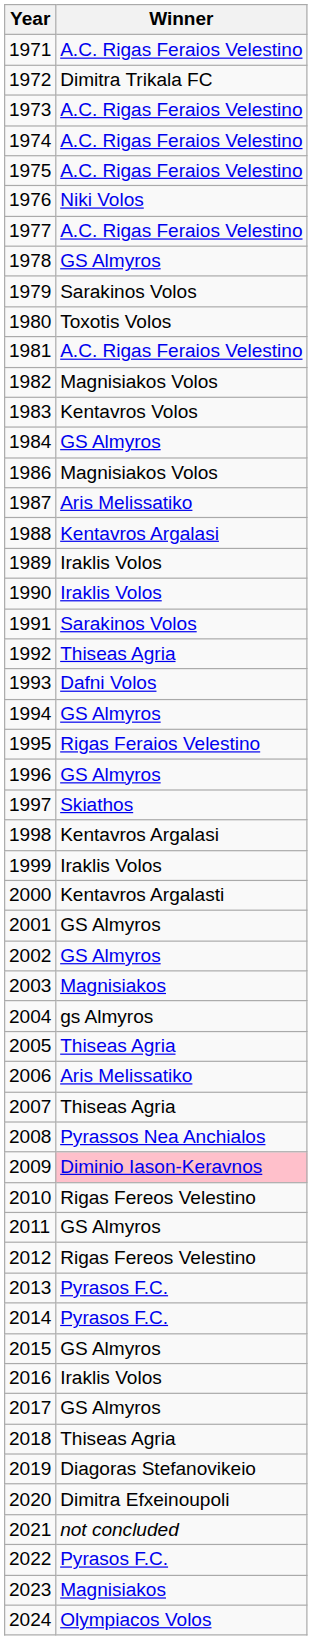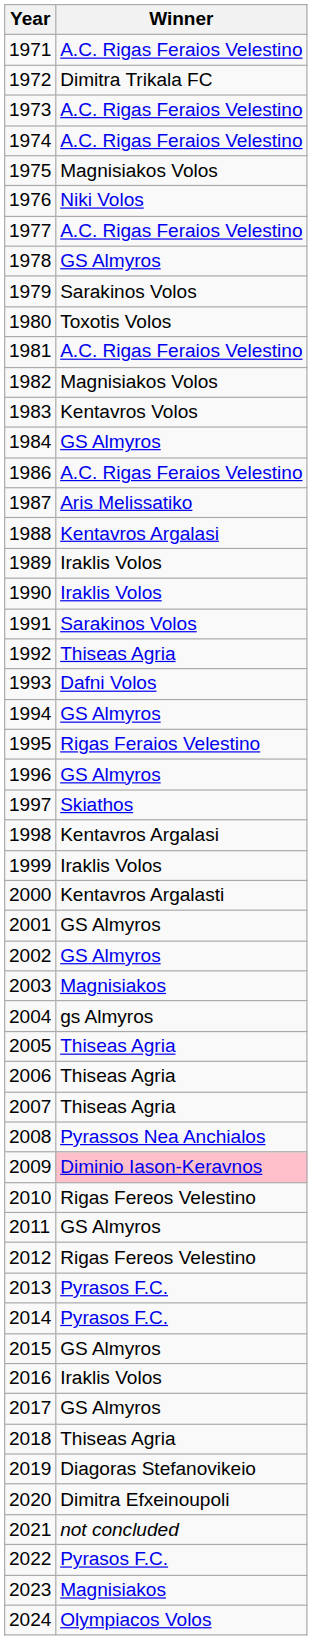(181, 170) A.C. Rigas Feraios Velestino -> (139, 170) Magnisiakos Volos
(139, 472) Magnisiakos Volos -> (181, 472) A.C. Rigas Feraios Velestino
(126, 1076) Aris Melissatiko -> (118, 1076) Thiseas Agria
